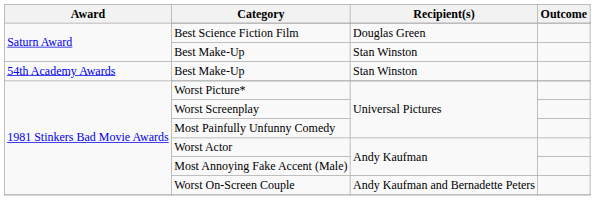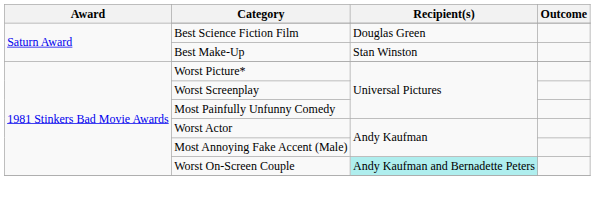- row: (61, 71)
(444, 185) no background -> (444, 166) paleturquoise background
